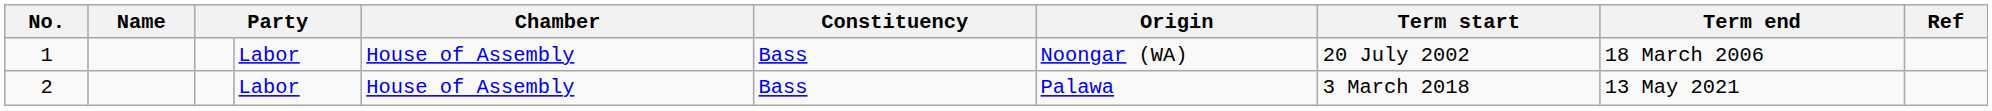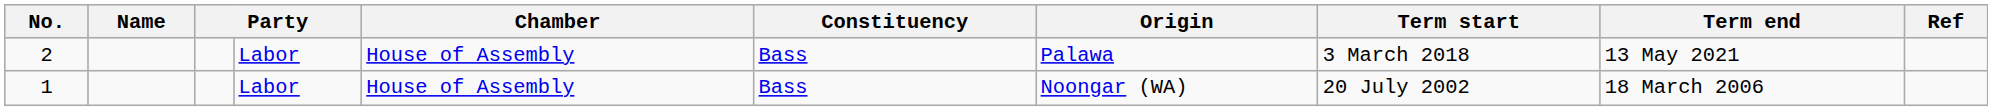rows swapped: (47, 55) <-> (47, 88)
